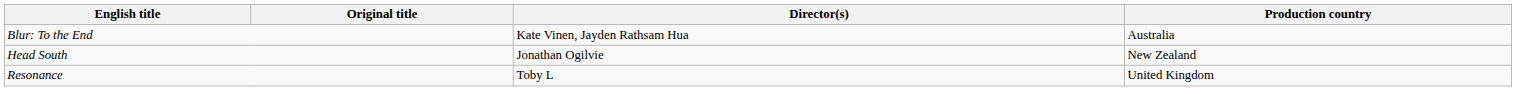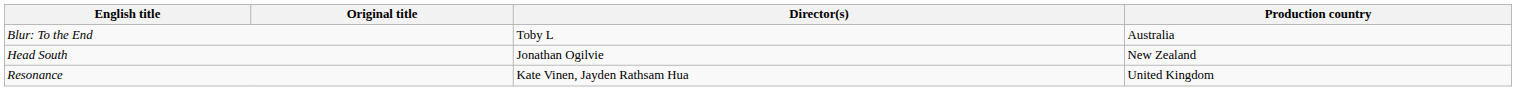(603, 34) Kate Vinen, Jayden Rathsam Hua -> (535, 34) Toby L
(535, 75) Toby L -> (603, 75) Kate Vinen, Jayden Rathsam Hua
